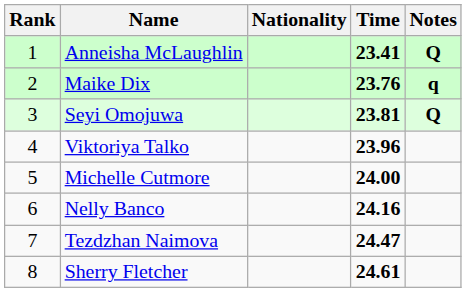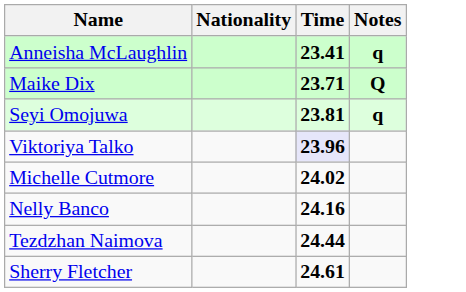- column: (32, 20)
(433, 51) Q -> (378, 51) q
(378, 83) 23.76 -> (323, 83) 23.71
(433, 83) q -> (378, 83) Q
(433, 114) Q -> (378, 114) q
(378, 146) no background -> (323, 146) lavender background
(378, 177) 24.00 -> (323, 177) 24.02
(378, 240) 24.47 -> (323, 240) 24.44
